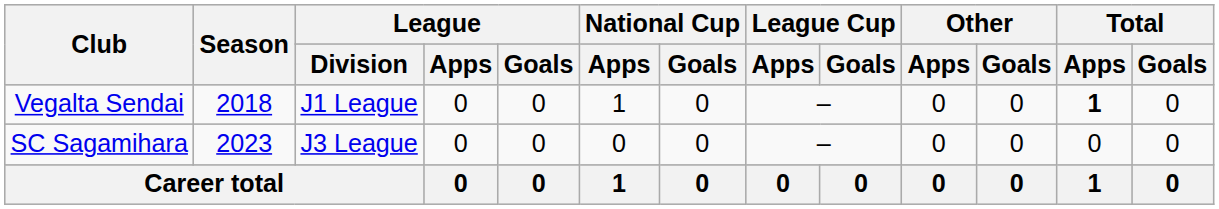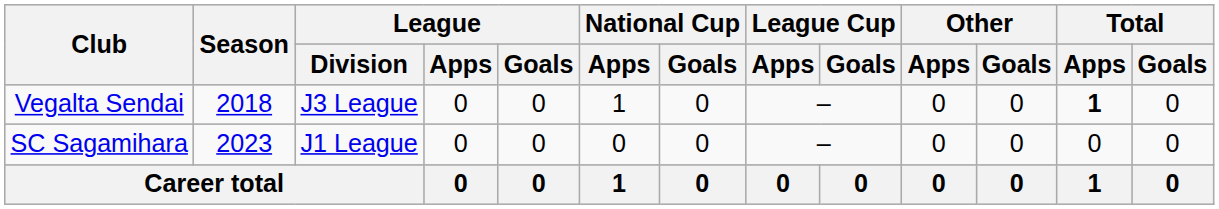(359, 104) J1 League -> (359, 104) J3 League
(359, 143) J3 League -> (359, 143) J1 League
